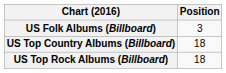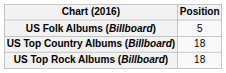(200, 28) 3 -> (200, 28) 5
